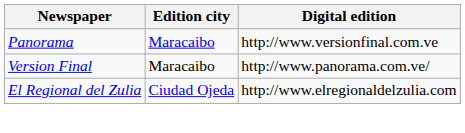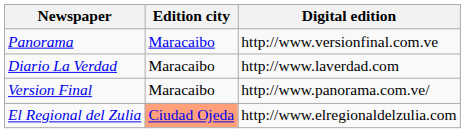+ row: (63, 66)
(191, 90) no background -> (191, 115) lightsalmon background
